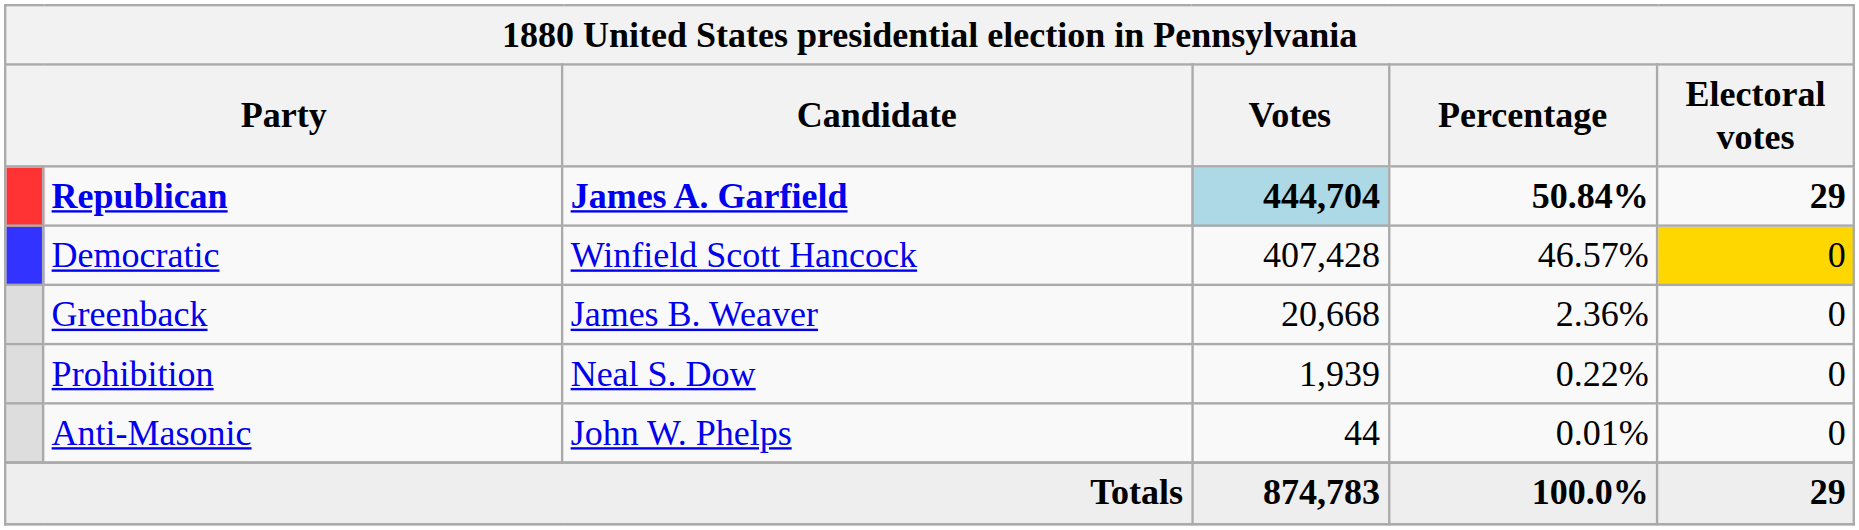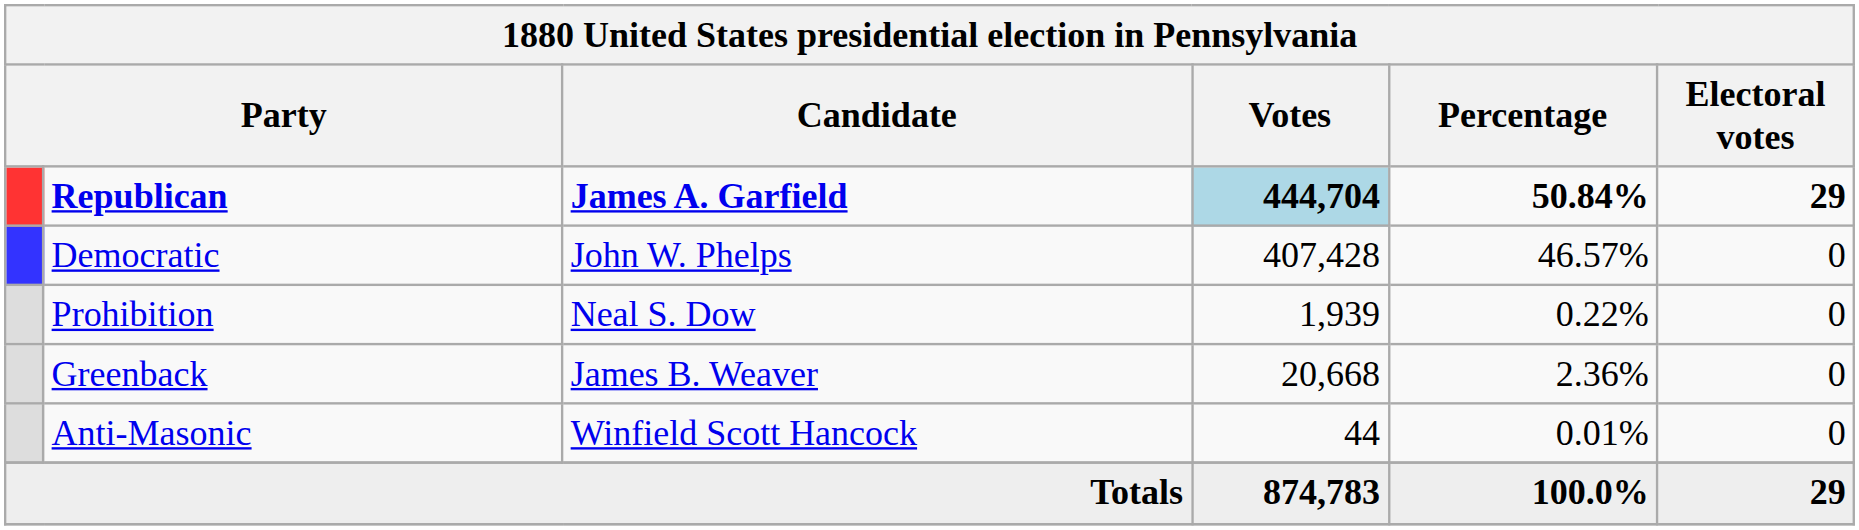(744, 255) Winfield Scott Hancock -> (681, 255) John W. Phelps
(1837, 255) gold background -> (1837, 255) no background
rows swapped: (130, 314) <-> (133, 374)
(681, 433) John W. Phelps -> (744, 433) Winfield Scott Hancock
